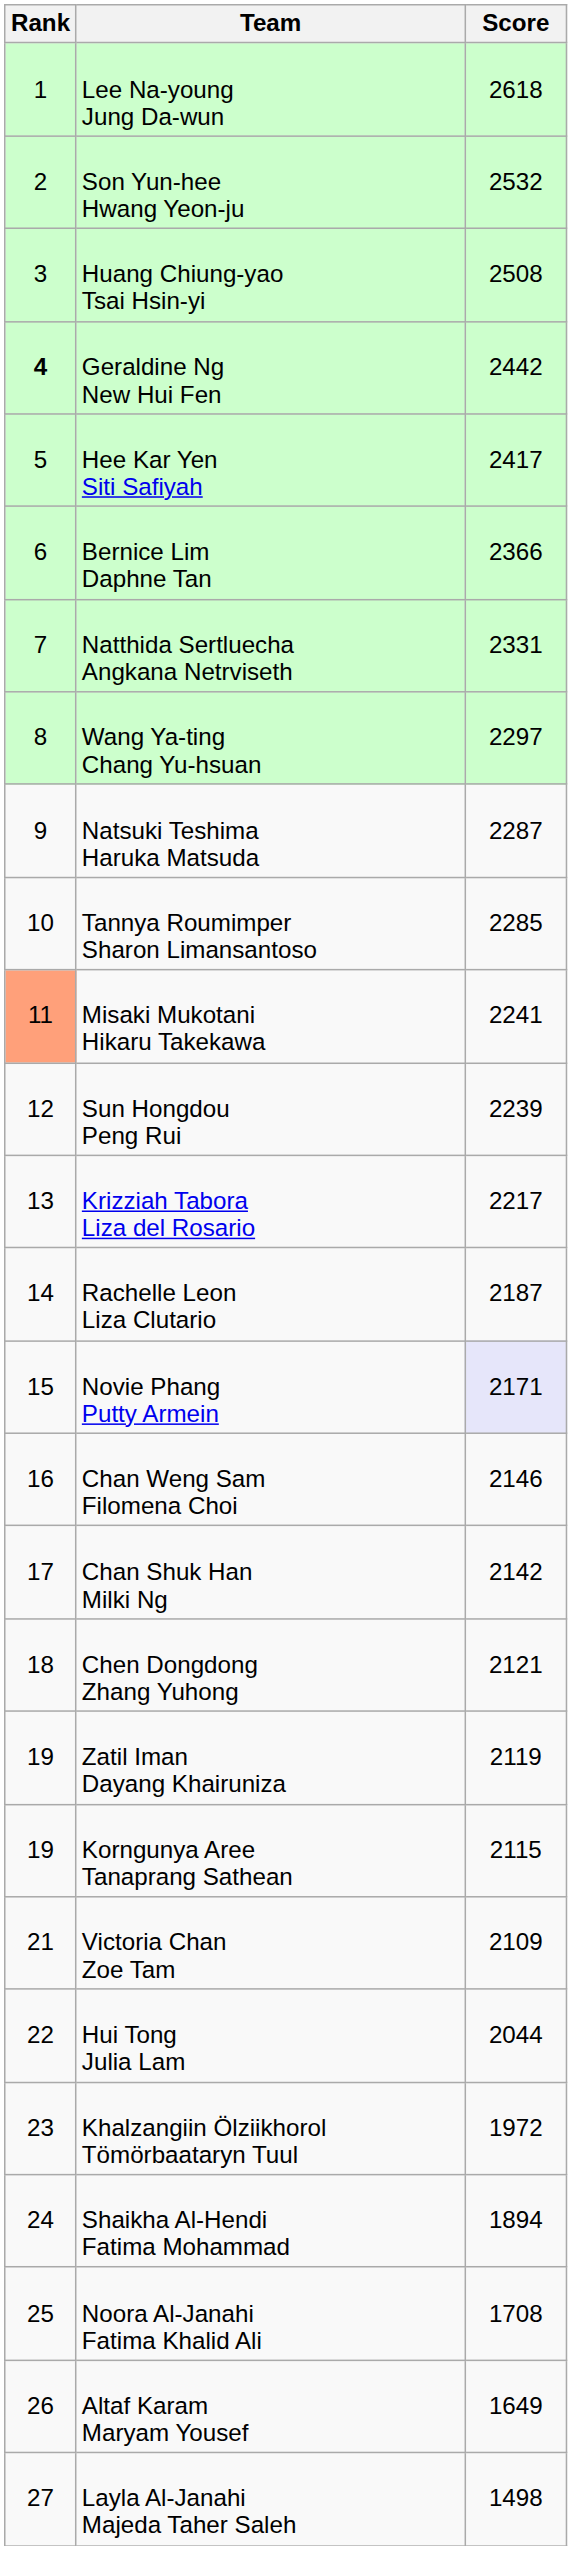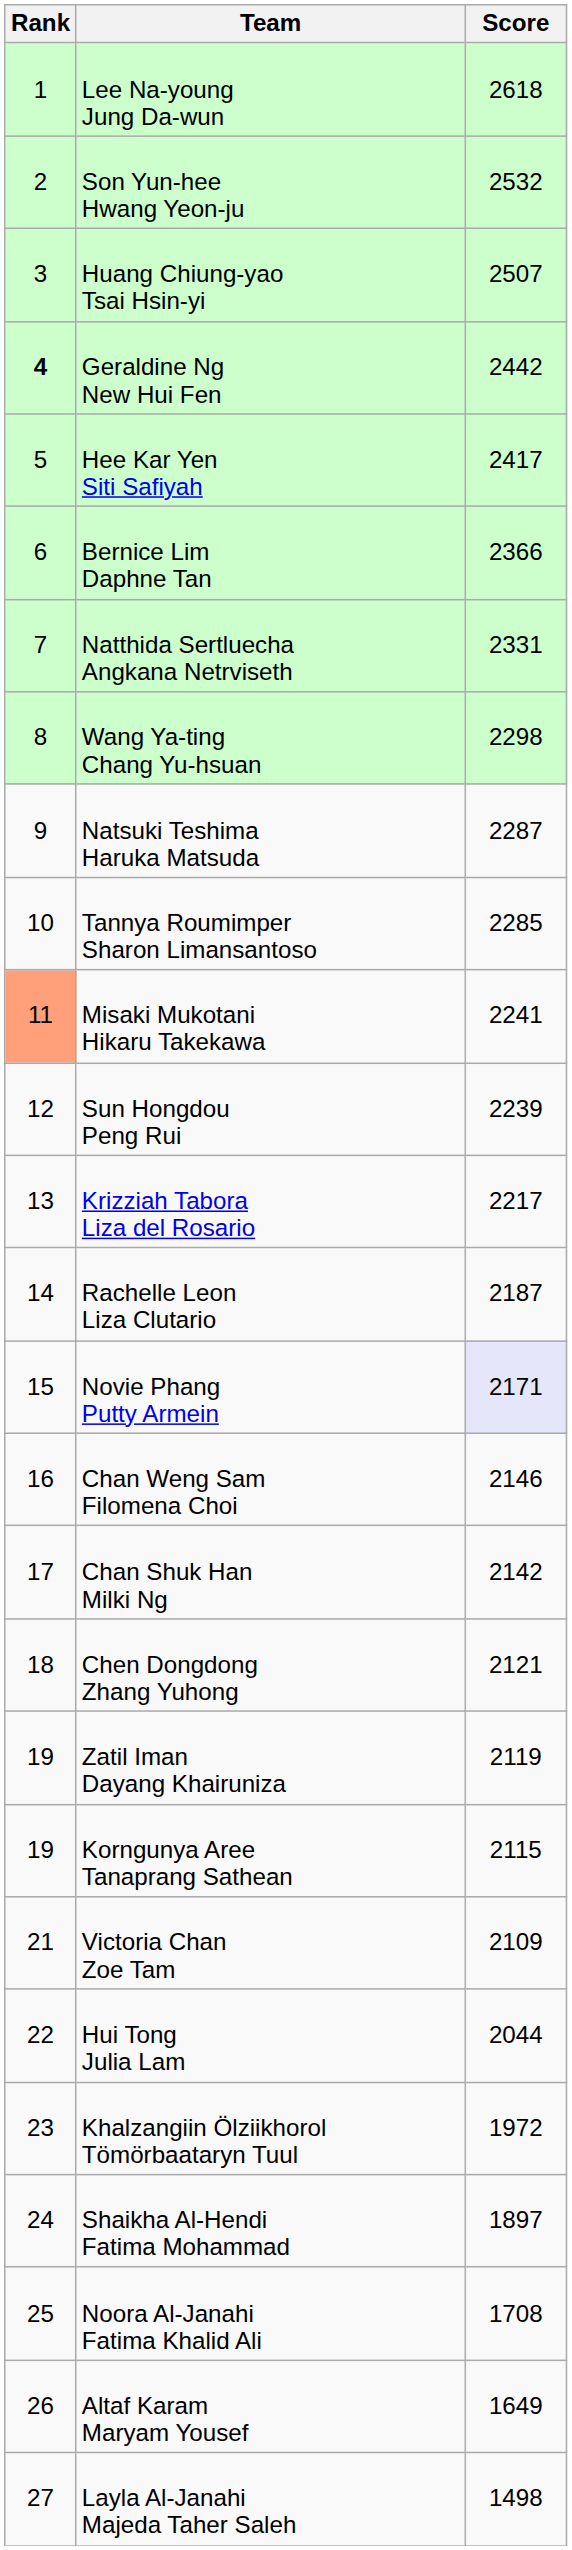(516, 274) 2508 -> (516, 274) 2507
(516, 737) 2297 -> (516, 737) 2298
(516, 2220) 1894 -> (516, 2220) 1897
